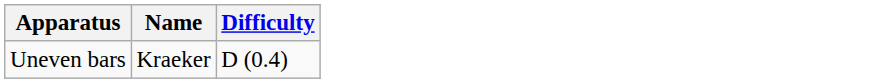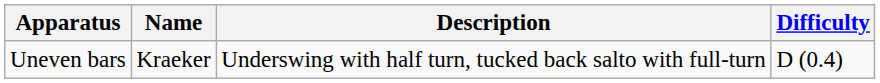+ column: (494, 22)
